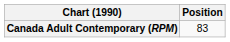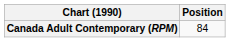(202, 28) 83 -> (202, 28) 84
